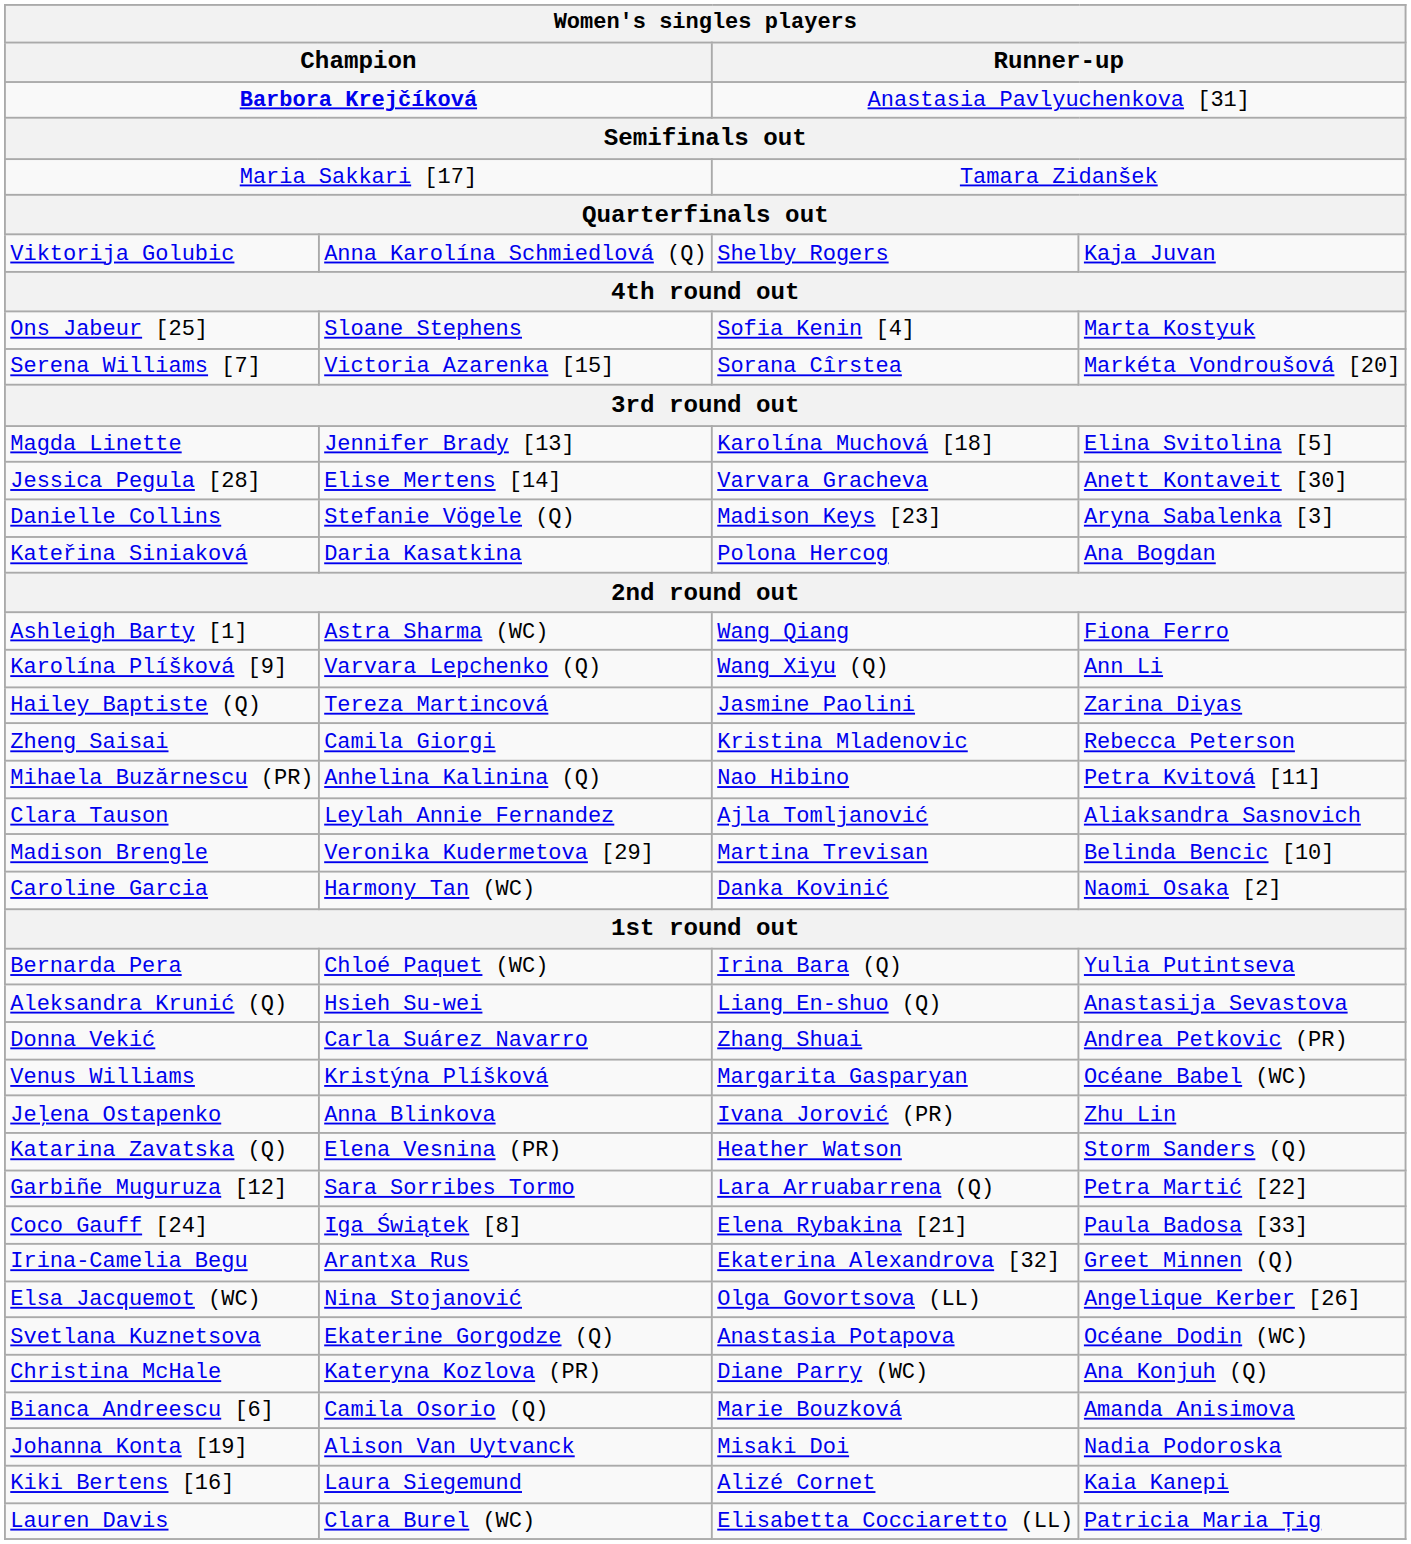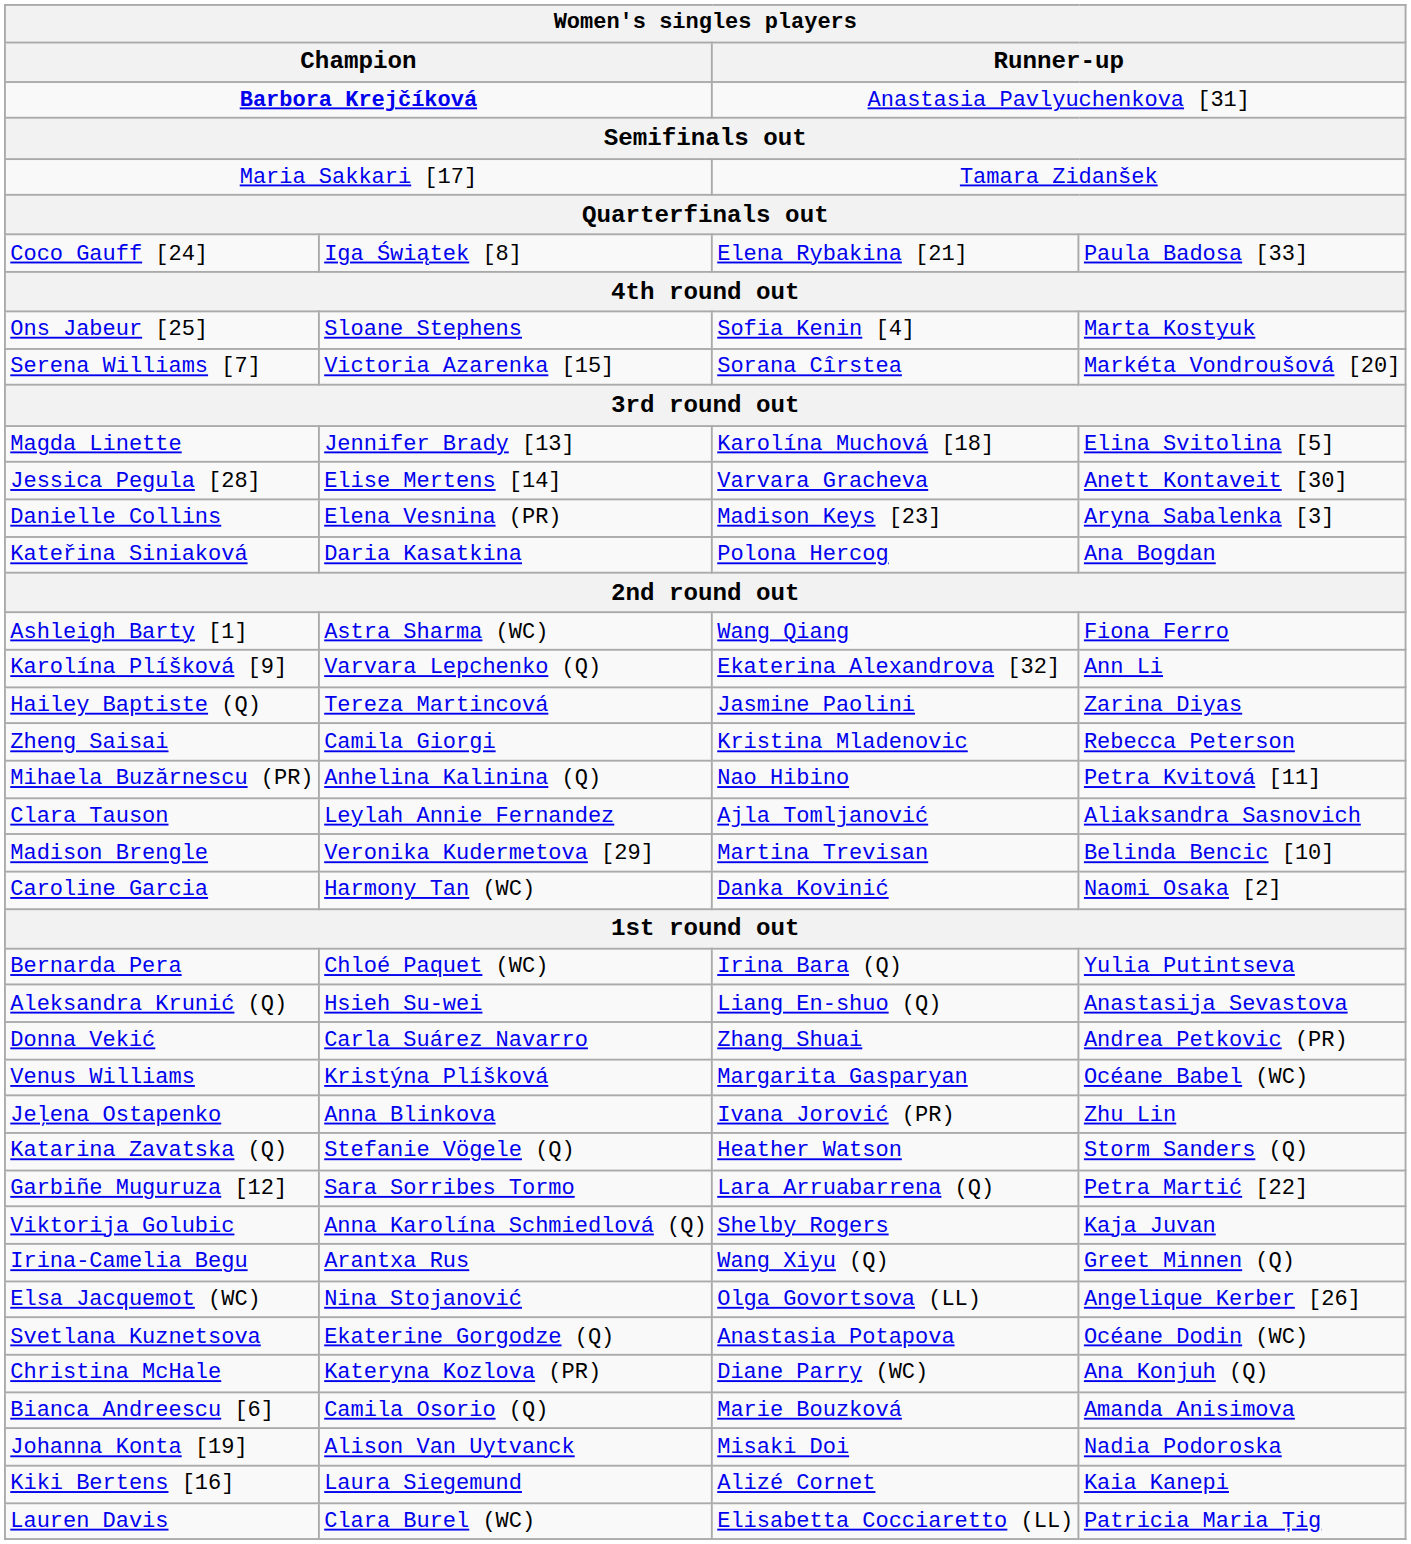rows swapped: (109, 1225) <-> (122, 253)
(449, 517) Stefanie Vögele (Q) -> (443, 517) Elena Vesnina (PR)
(803, 668) Wang Xiyu (Q) -> (889, 668) Ekaterina Alexandrova [32]
(443, 1151) Elena Vesnina (PR) -> (449, 1151) Stefanie Vögele (Q)
(889, 1262) Ekaterina Alexandrova [32] -> (803, 1262) Wang Xiyu (Q)
